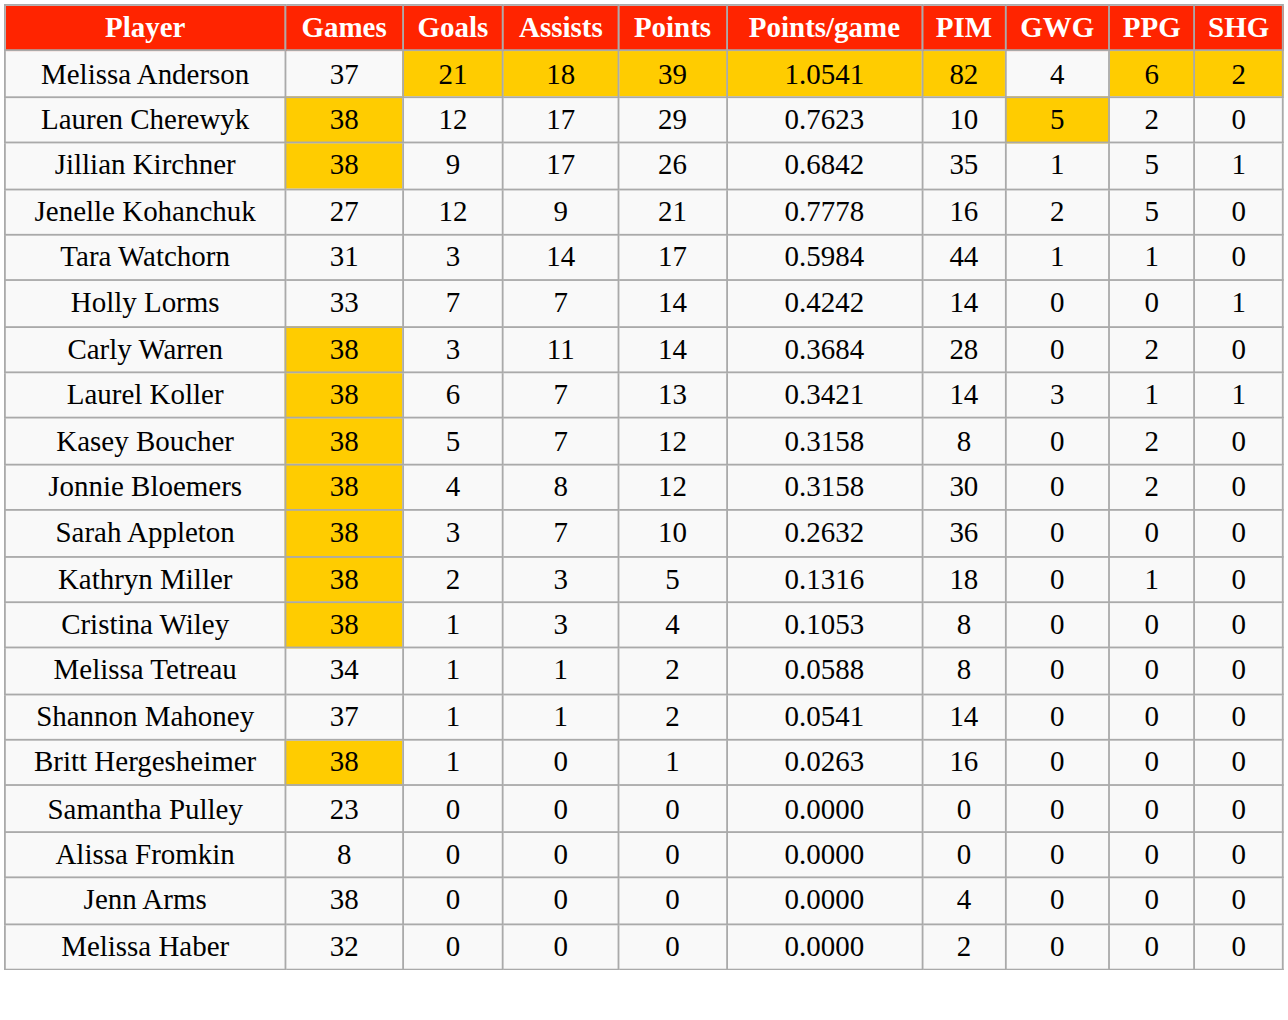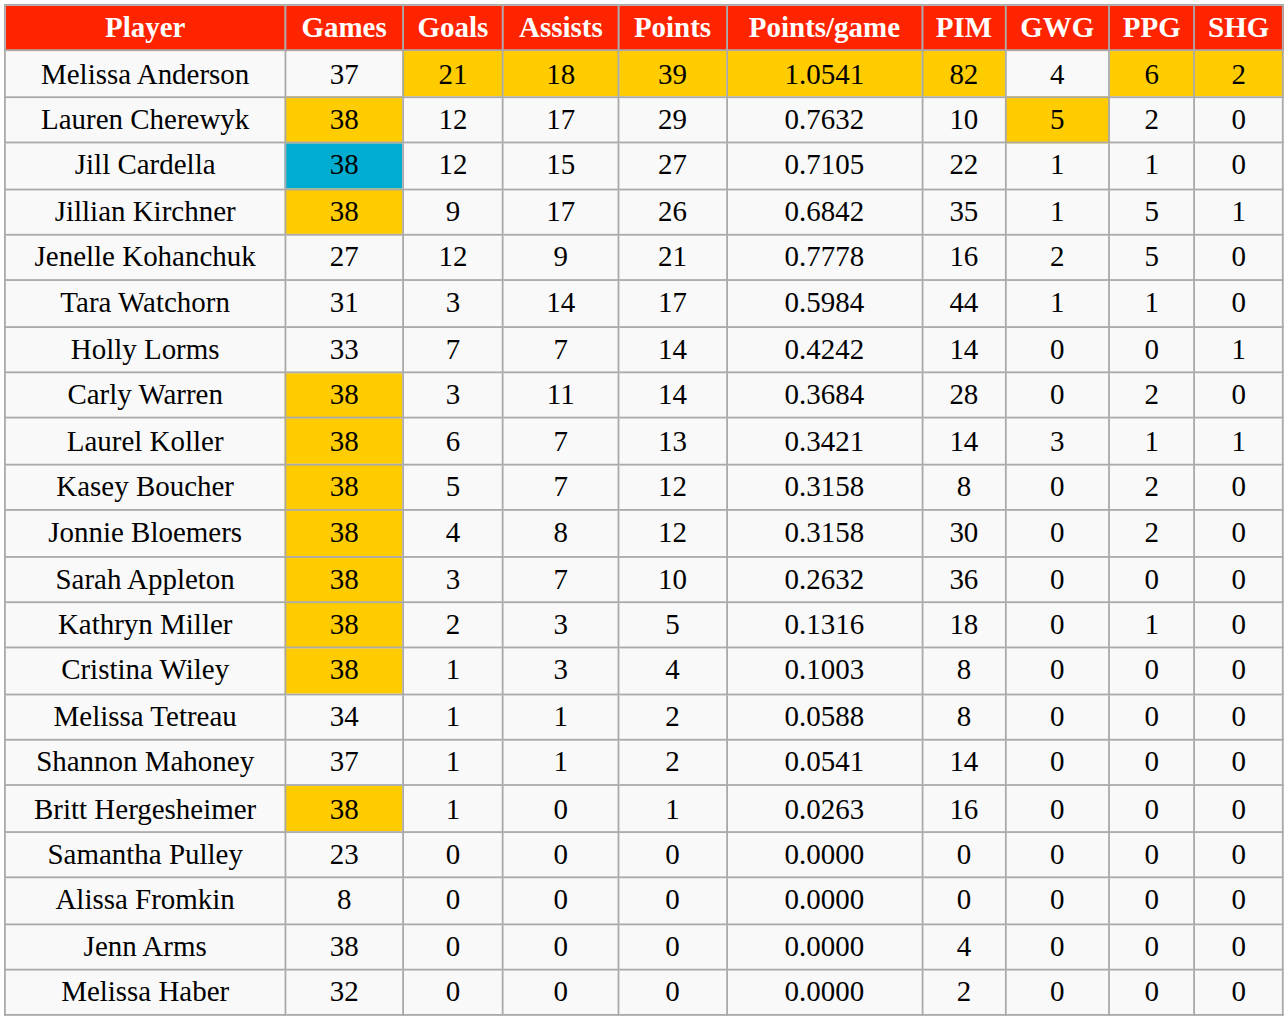(824, 119) 0.7623 -> (824, 119) 0.7632
+ row: (145, 165)
(824, 624) 0.1053 -> (824, 670) 0.1003
